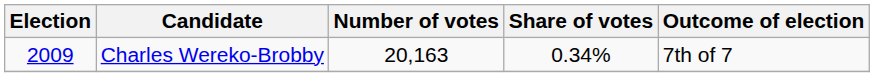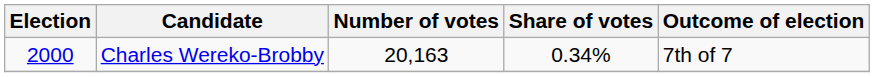(50, 54) 2009 -> (50, 54) 2000
